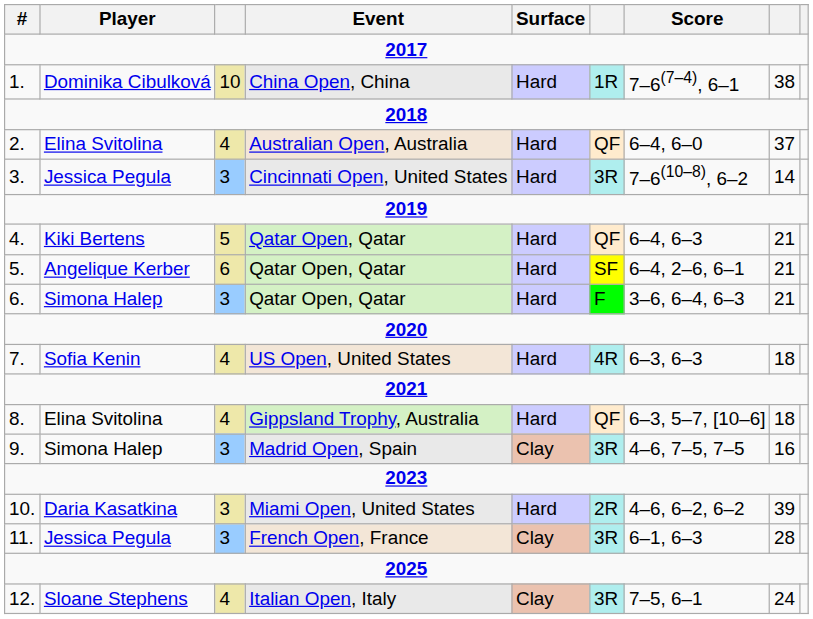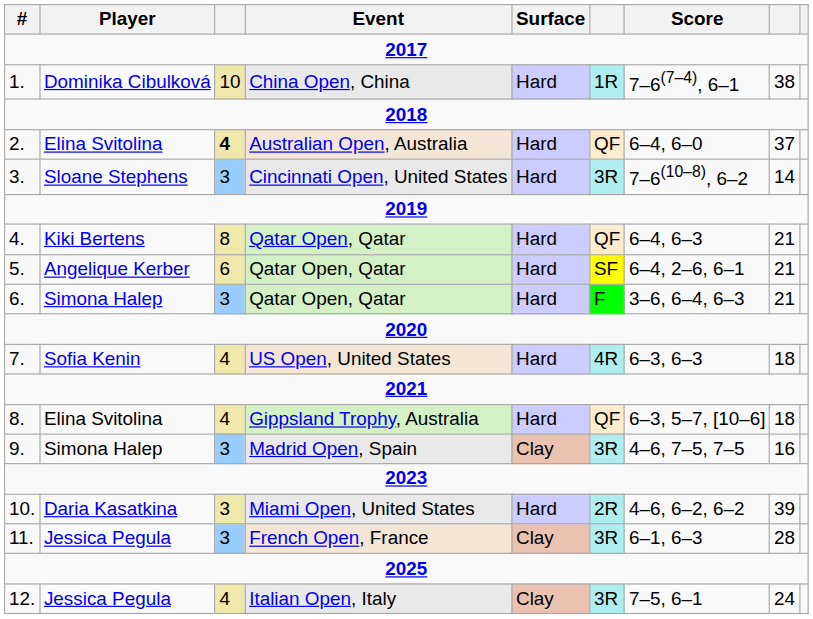(225, 144) normal -> (225, 144) bold
(107, 176) Jessica Pegula -> (116, 176) Sloane Stephens
(225, 239) 5 -> (225, 239) 8
(116, 598) Sloane Stephens -> (107, 598) Jessica Pegula
